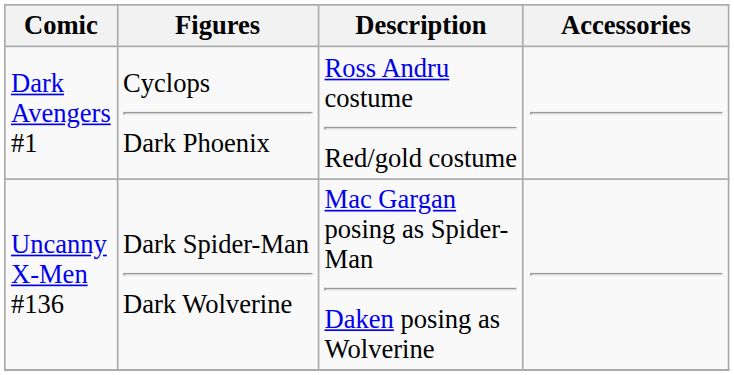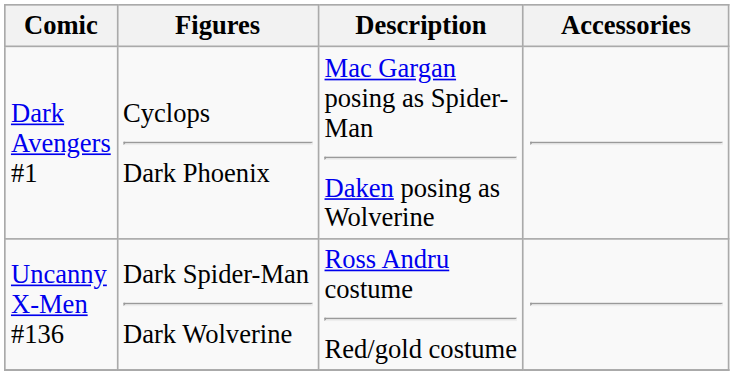(421, 112) Ross Andru costume Red/gold costume -> (421, 142) Mac Gargan posing as Spider-Man Daken posing as Wolverine
(421, 274) Mac Gargan posing as Spider-Man Daken posing as Wolverine -> (421, 304) Ross Andru costume Red/gold costume
